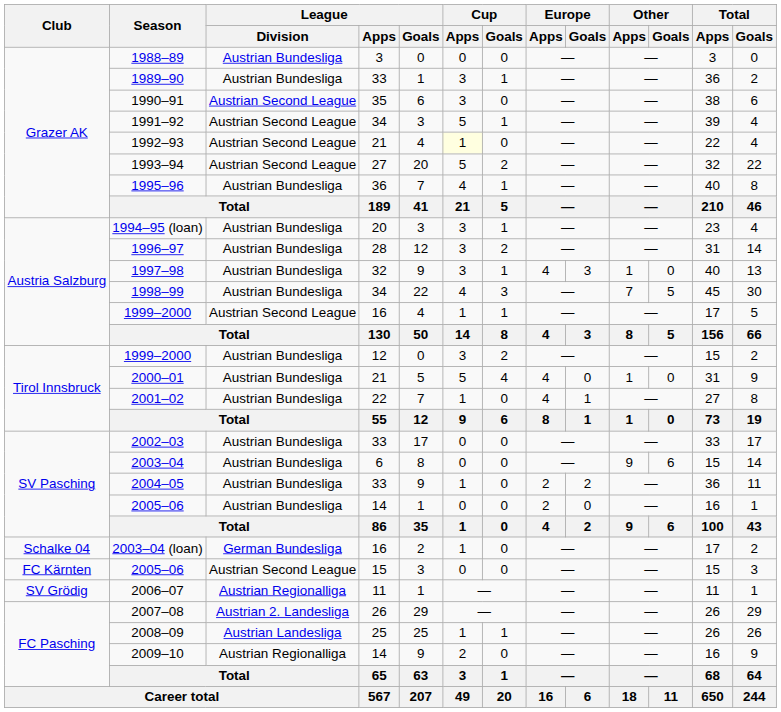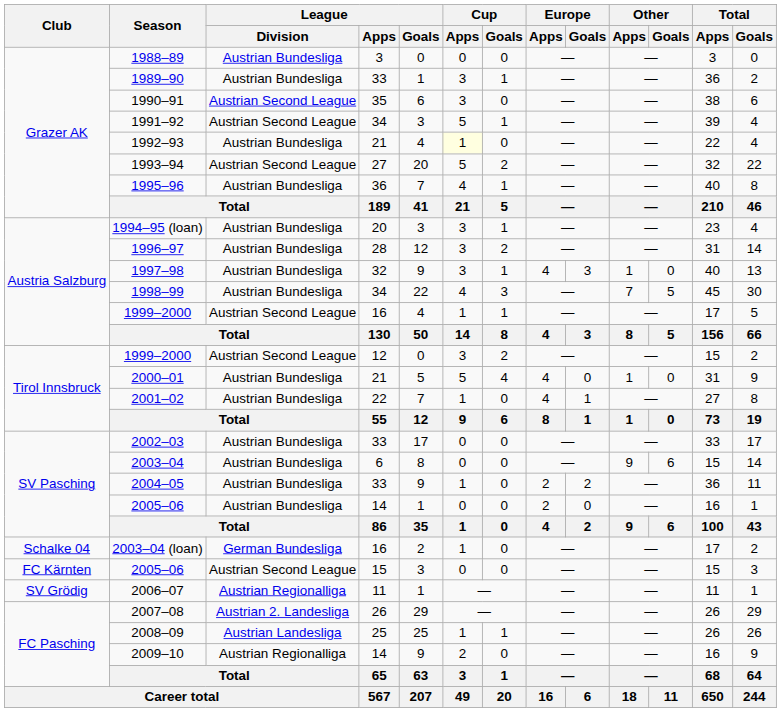(283, 143) Austrian Second League -> (283, 143) Austrian Bundesliga
(283, 356) Austrian Bundesliga -> (283, 356) Austrian Second League
